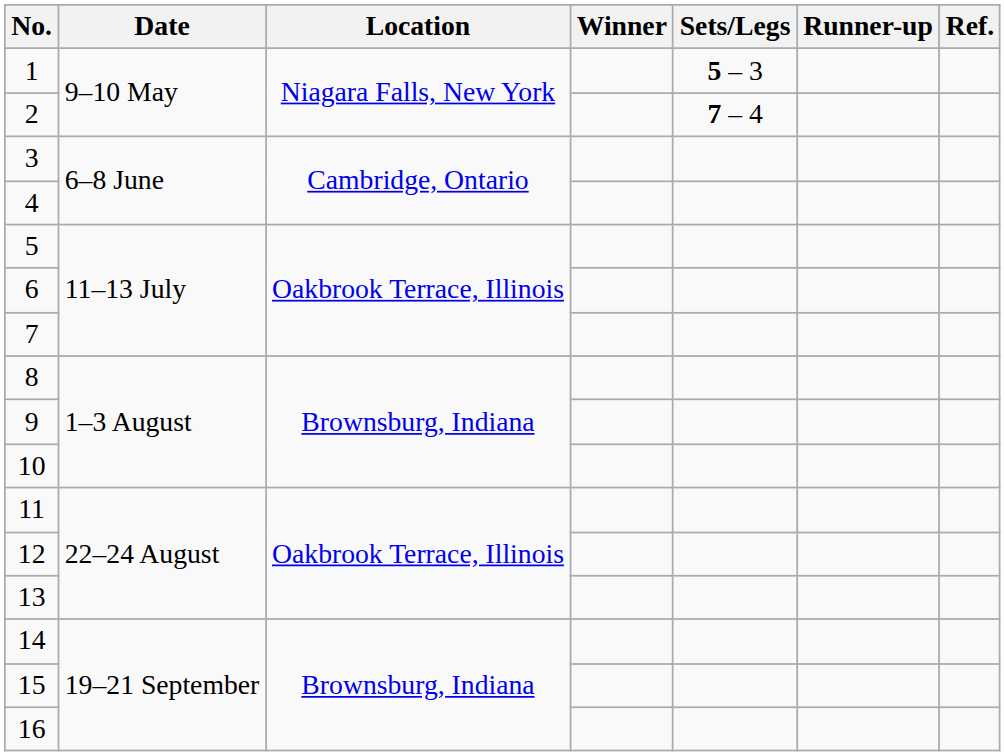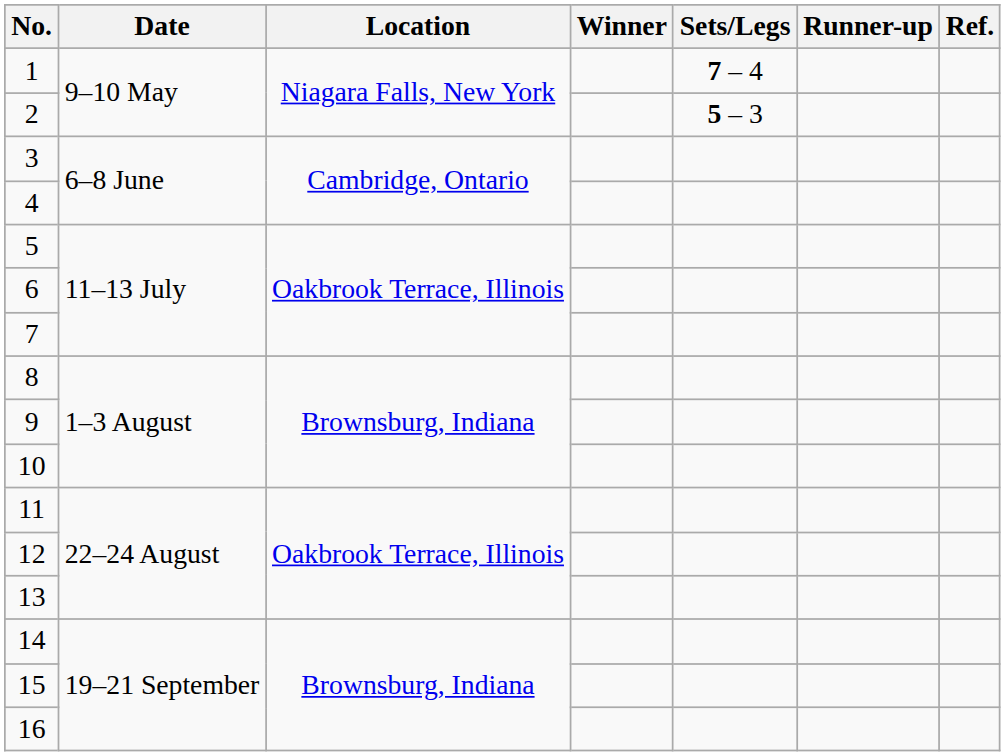(735, 70) 5 – 3 -> (735, 70) 7 – 4
(735, 114) 7 – 4 -> (735, 114) 5 – 3
